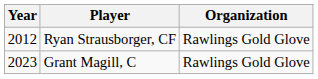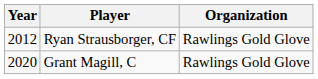(22, 62) 2023 -> (22, 62) 2020
